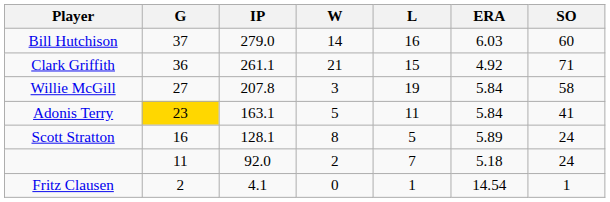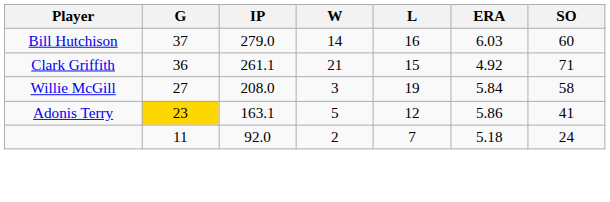(258, 88) 207.8 -> (258, 88) 208.0
(412, 112) 11 -> (412, 112) 12
(489, 112) 5.84 -> (489, 112) 5.86
- row: (73, 137)
- row: (73, 185)
